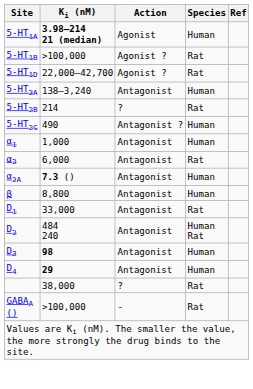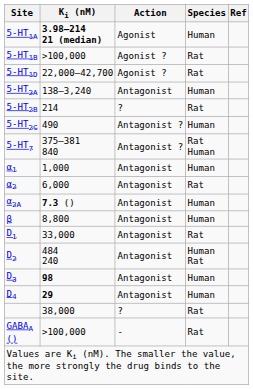+ row: (20, 146)
